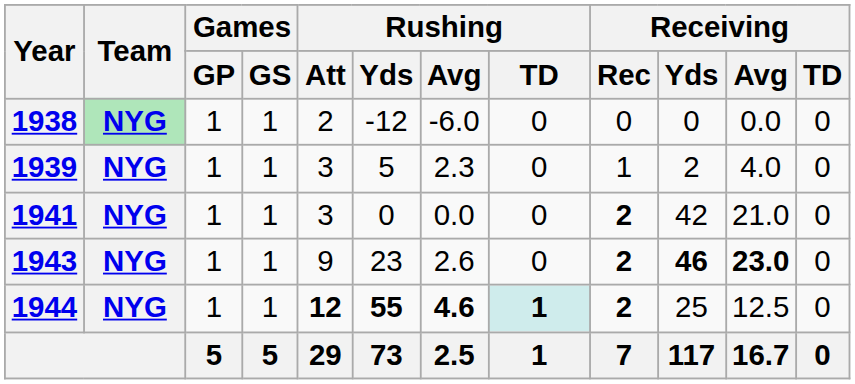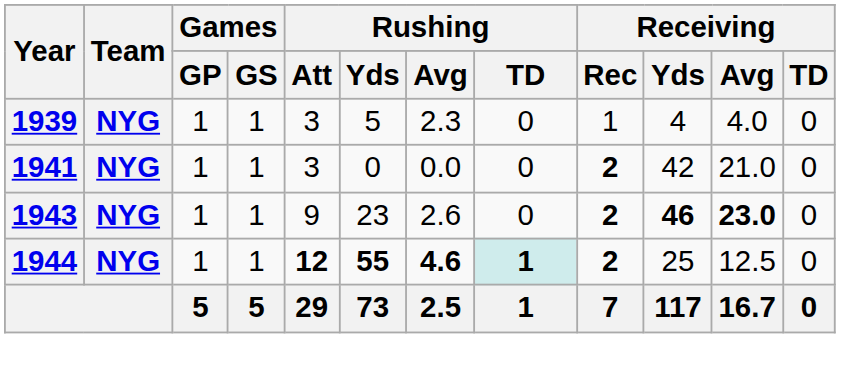- row: (44, 121)
(691, 167) 2 -> (678, 121) 4
